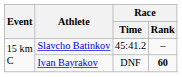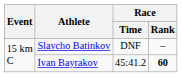(131, 47) 45:41.2 -> (131, 47) DNF
(131, 63) DNF -> (131, 63) 45:41.2
